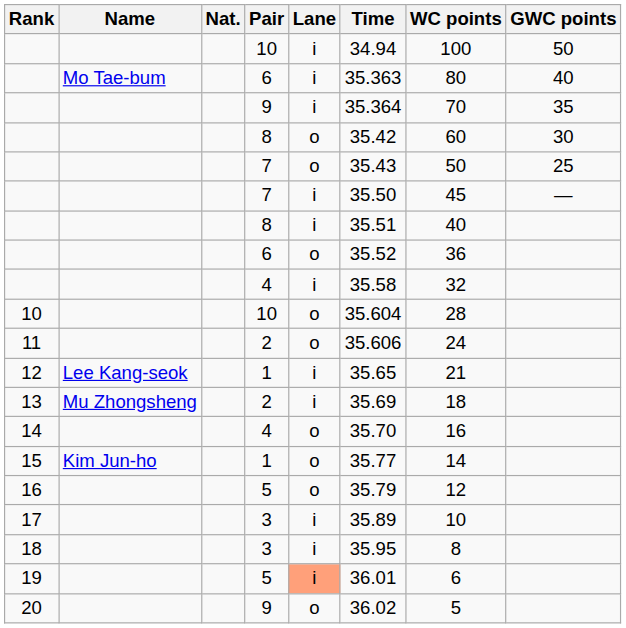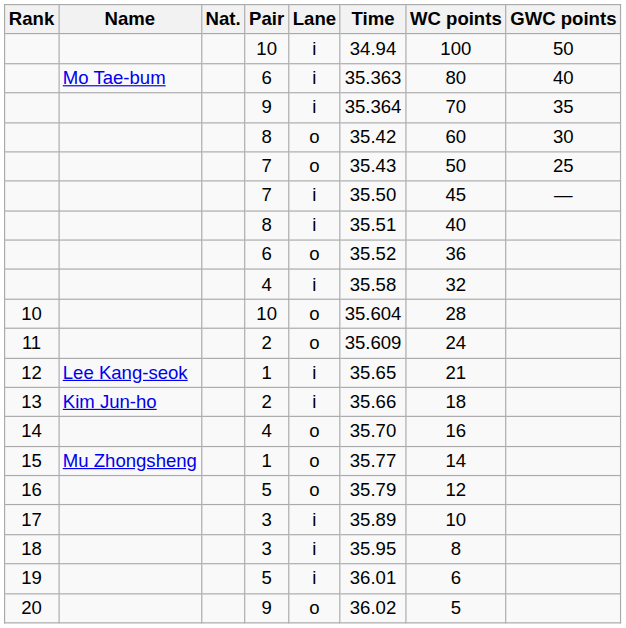(373, 343) 35.606 -> (373, 343) 35.609
(130, 401) Mu Zhongsheng -> (110, 401) Kim Jun-ho
(373, 401) 35.69 -> (373, 401) 35.66
(110, 460) Kim Jun-ho -> (130, 460) Mu Zhongsheng
(314, 578) lightsalmon background -> (314, 578) no background
